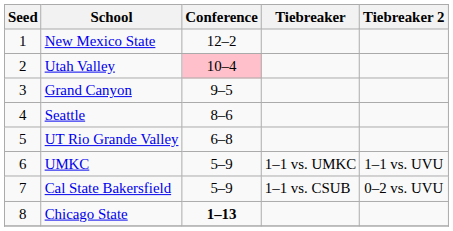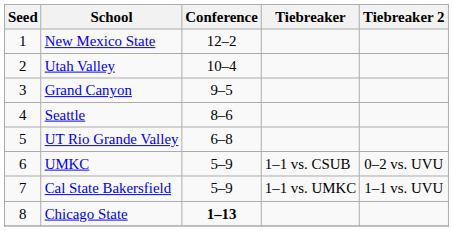(222, 66) pink background -> (222, 66) no background
(310, 164) 1–1 vs. UMKC -> (308, 164) 1–1 vs. CSUB
(404, 164) 1–1 vs. UVU -> (404, 164) 0–2 vs. UVU
(308, 188) 1–1 vs. CSUB -> (310, 188) 1–1 vs. UMKC
(404, 188) 0–2 vs. UVU -> (404, 188) 1–1 vs. UVU
